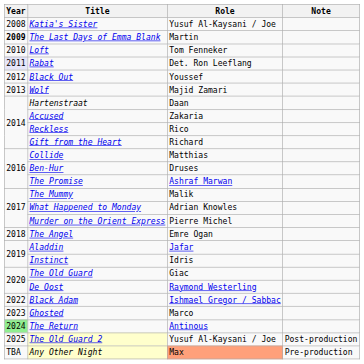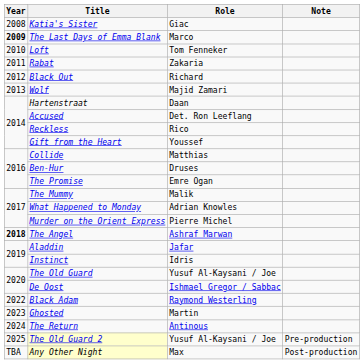(223, 24) Yusuf Al-Kaysani / Joe -> (179, 24) Giac
(184, 37) Martin -> (181, 37) Marco
(16, 63) lavender background -> (16, 63) no background
(210, 63) Det. Ron Leeflang -> (186, 63) Zakaria
(186, 77) Youssef -> (186, 77) Richard
(186, 116) Zakaria -> (210, 116) Det. Ron Leeflang
(186, 142) Richard -> (186, 142) Youssef
(201, 182) Ashraf Marwan -> (191, 182) Emre Ogan
(16, 234) normal -> (16, 234) bold
(191, 234) Emre Ogan -> (201, 234) Ashraf Marwan
(179, 274) Giac -> (223, 274) Yusuf Al-Kaysani / Joe
(213, 287) Raymond Westerling -> (225, 287) Ishmael Gregor / Sabbac
(225, 300) Ishmael Gregor / Sabbac -> (213, 300) Raymond Westerling
(181, 313) Marco -> (184, 313) Martin
(16, 326) lightgreen background -> (16, 326) no background
(321, 339) Post-production -> (319, 339) Pre-production
(176, 352) lightsalmon background -> (176, 352) no background
(319, 352) Pre-production -> (321, 352) Post-production
